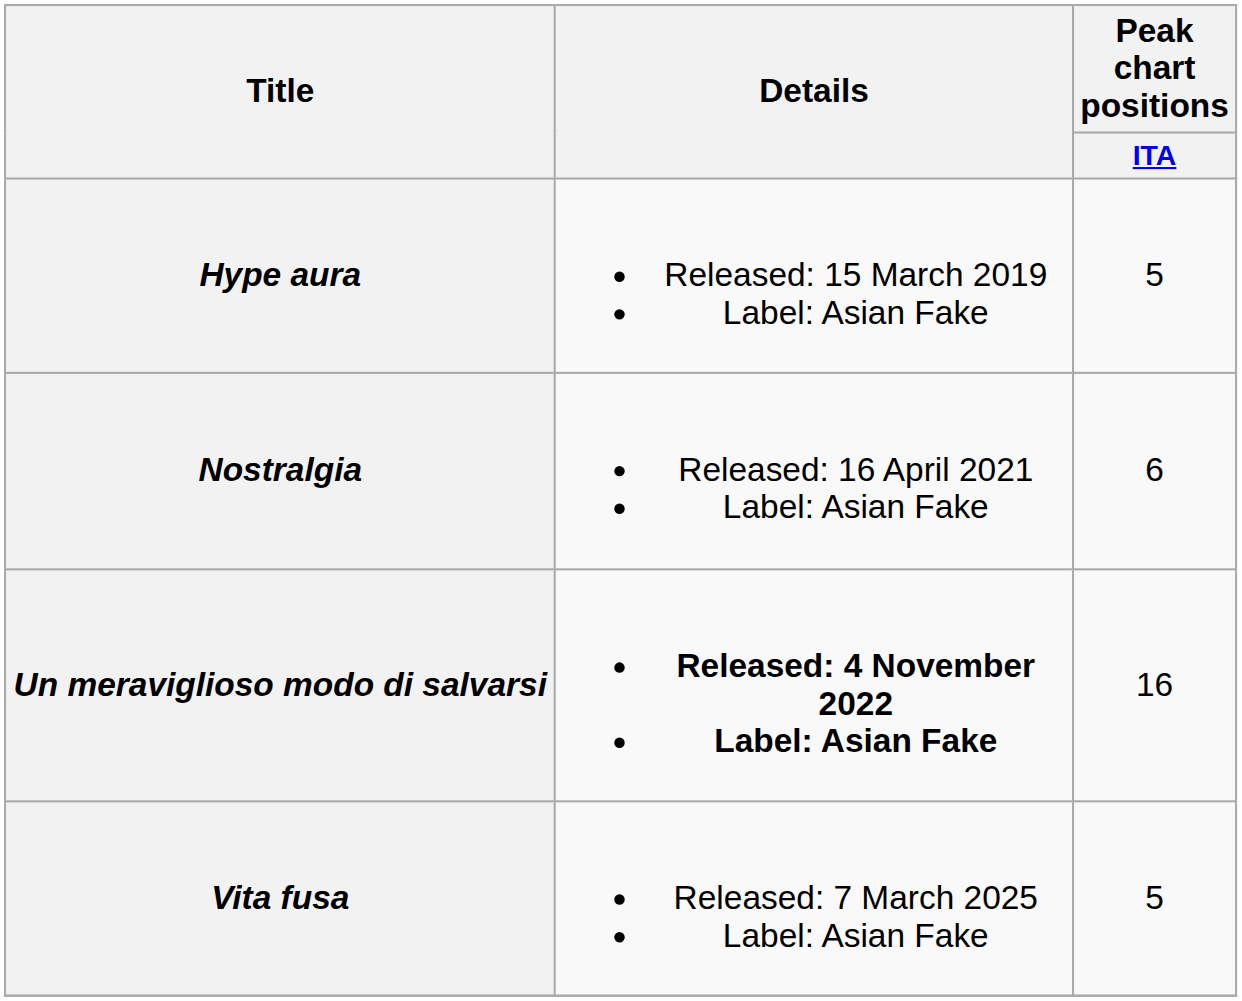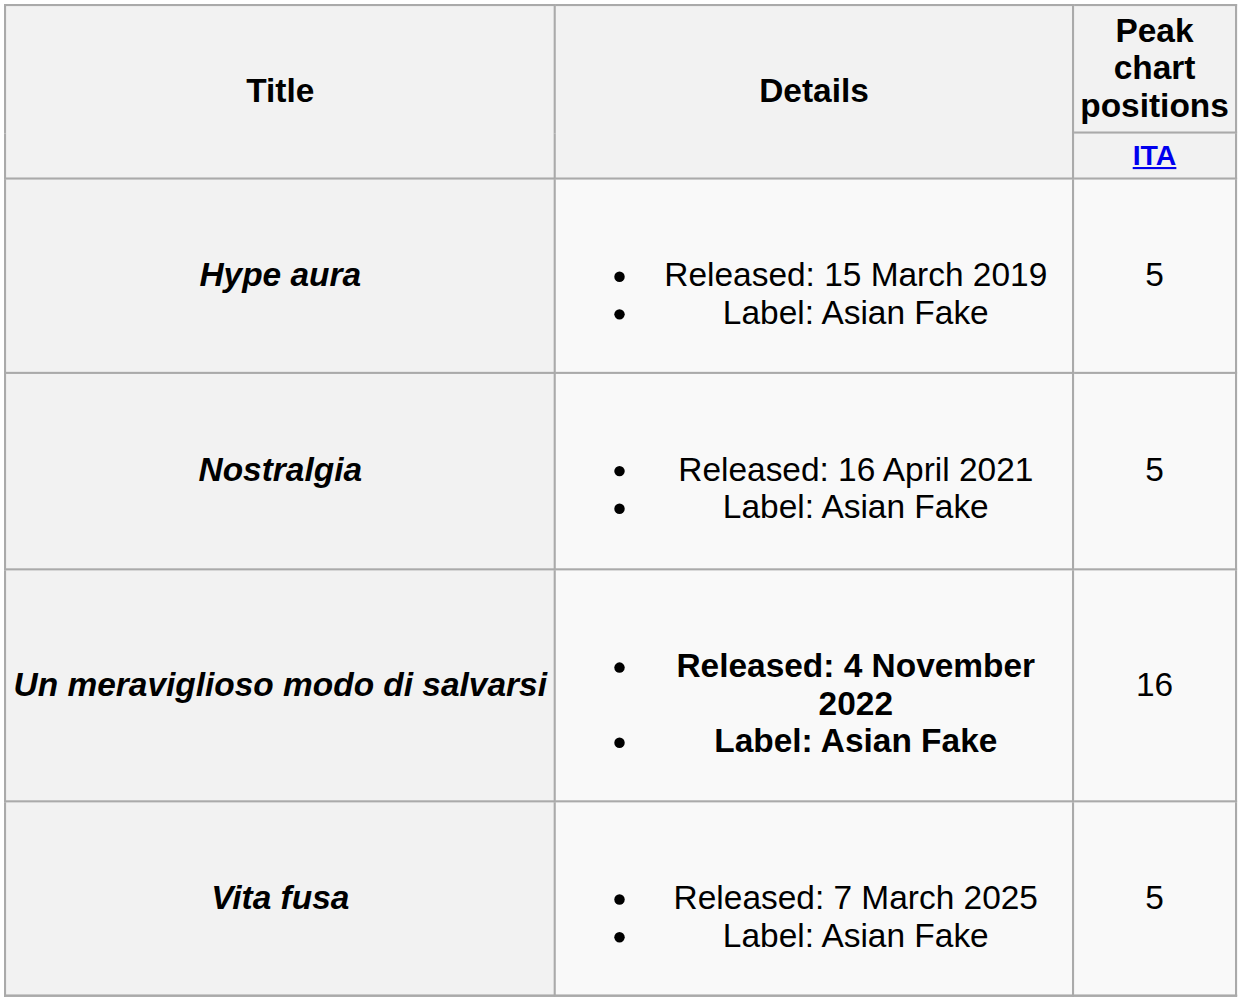(1155, 470) 6 -> (1155, 470) 5
